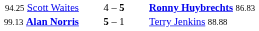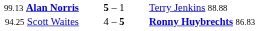rows swapped: (42, 7) <-> (41, 21)
